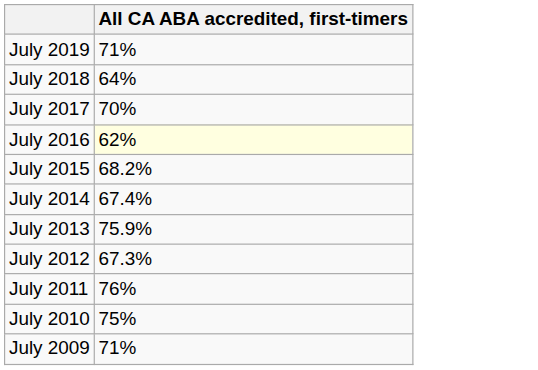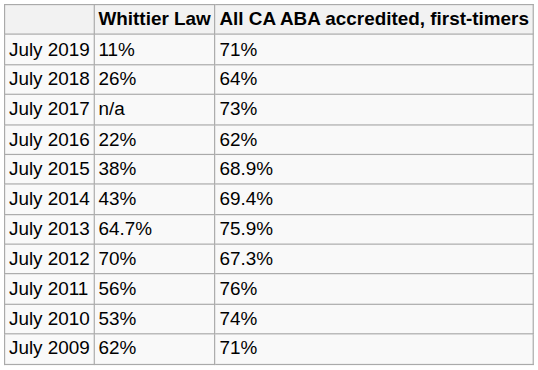+ column: (155, 19)
(117, 109) 70% -> (238, 109) 73%
(117, 139) lightyellow background -> (238, 139) no background
(125, 169) 68.2% -> (246, 169) 68.9%
(125, 199) 67.4% -> (246, 199) 69.4%
(117, 318) 75% -> (238, 318) 74%
